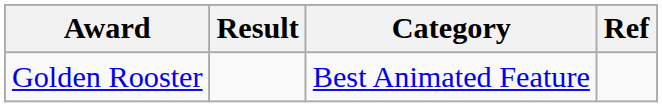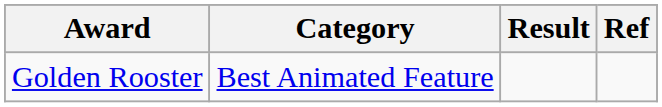columns swapped: (451, 28) <-> (258, 28)
